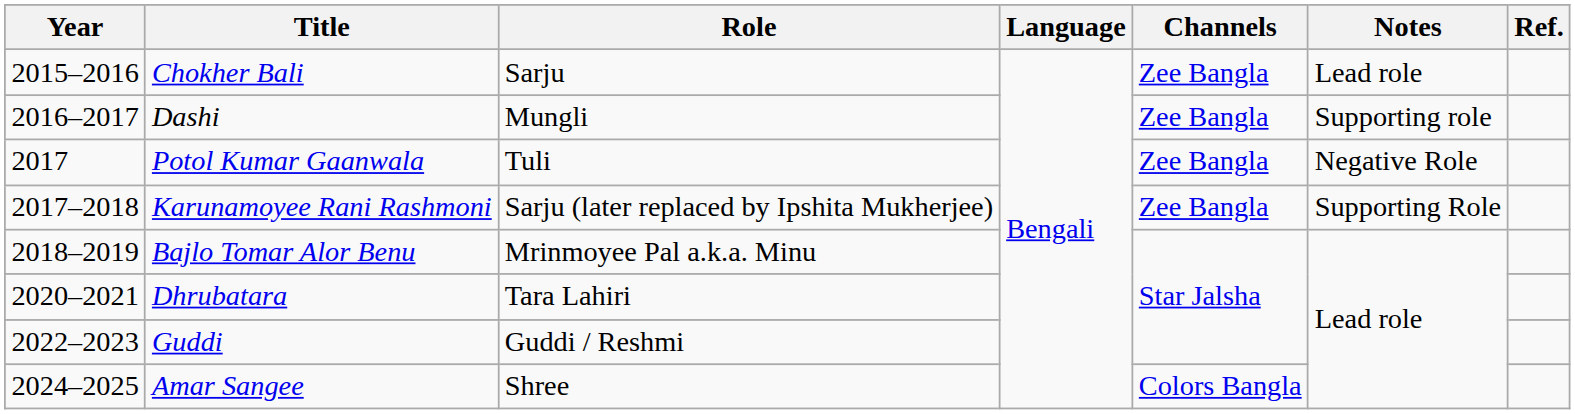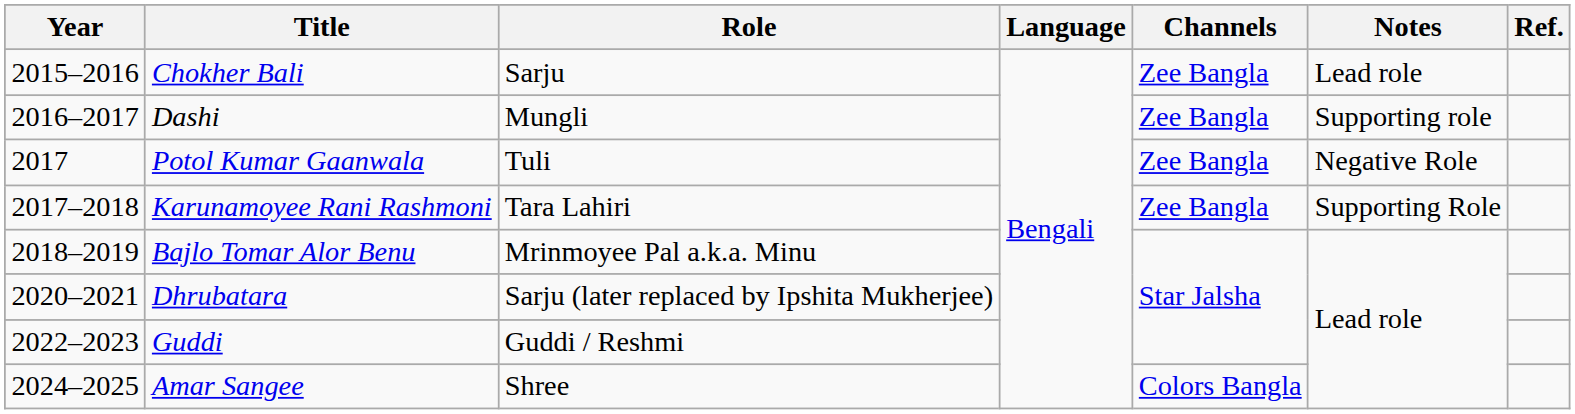(749, 206) Sarju (later replaced by Ipshita Mukherjee) -> (568, 206) Tara Lahiri
(568, 296) Tara Lahiri -> (749, 296) Sarju (later replaced by Ipshita Mukherjee)
